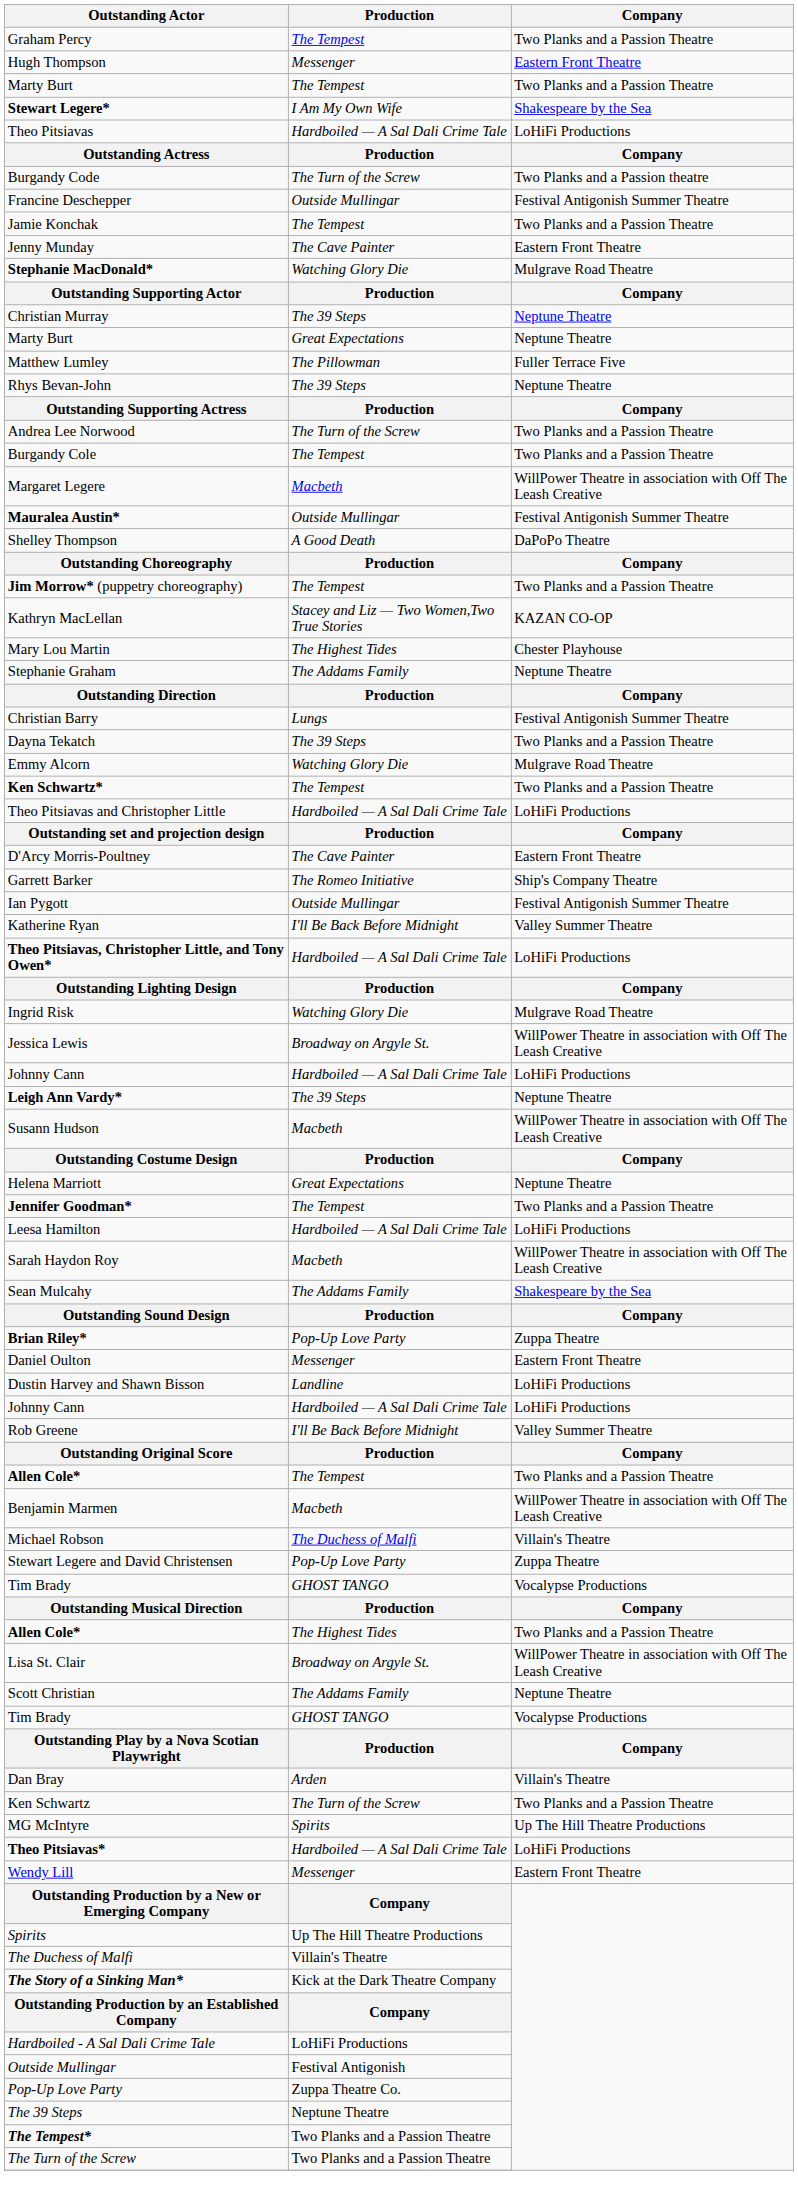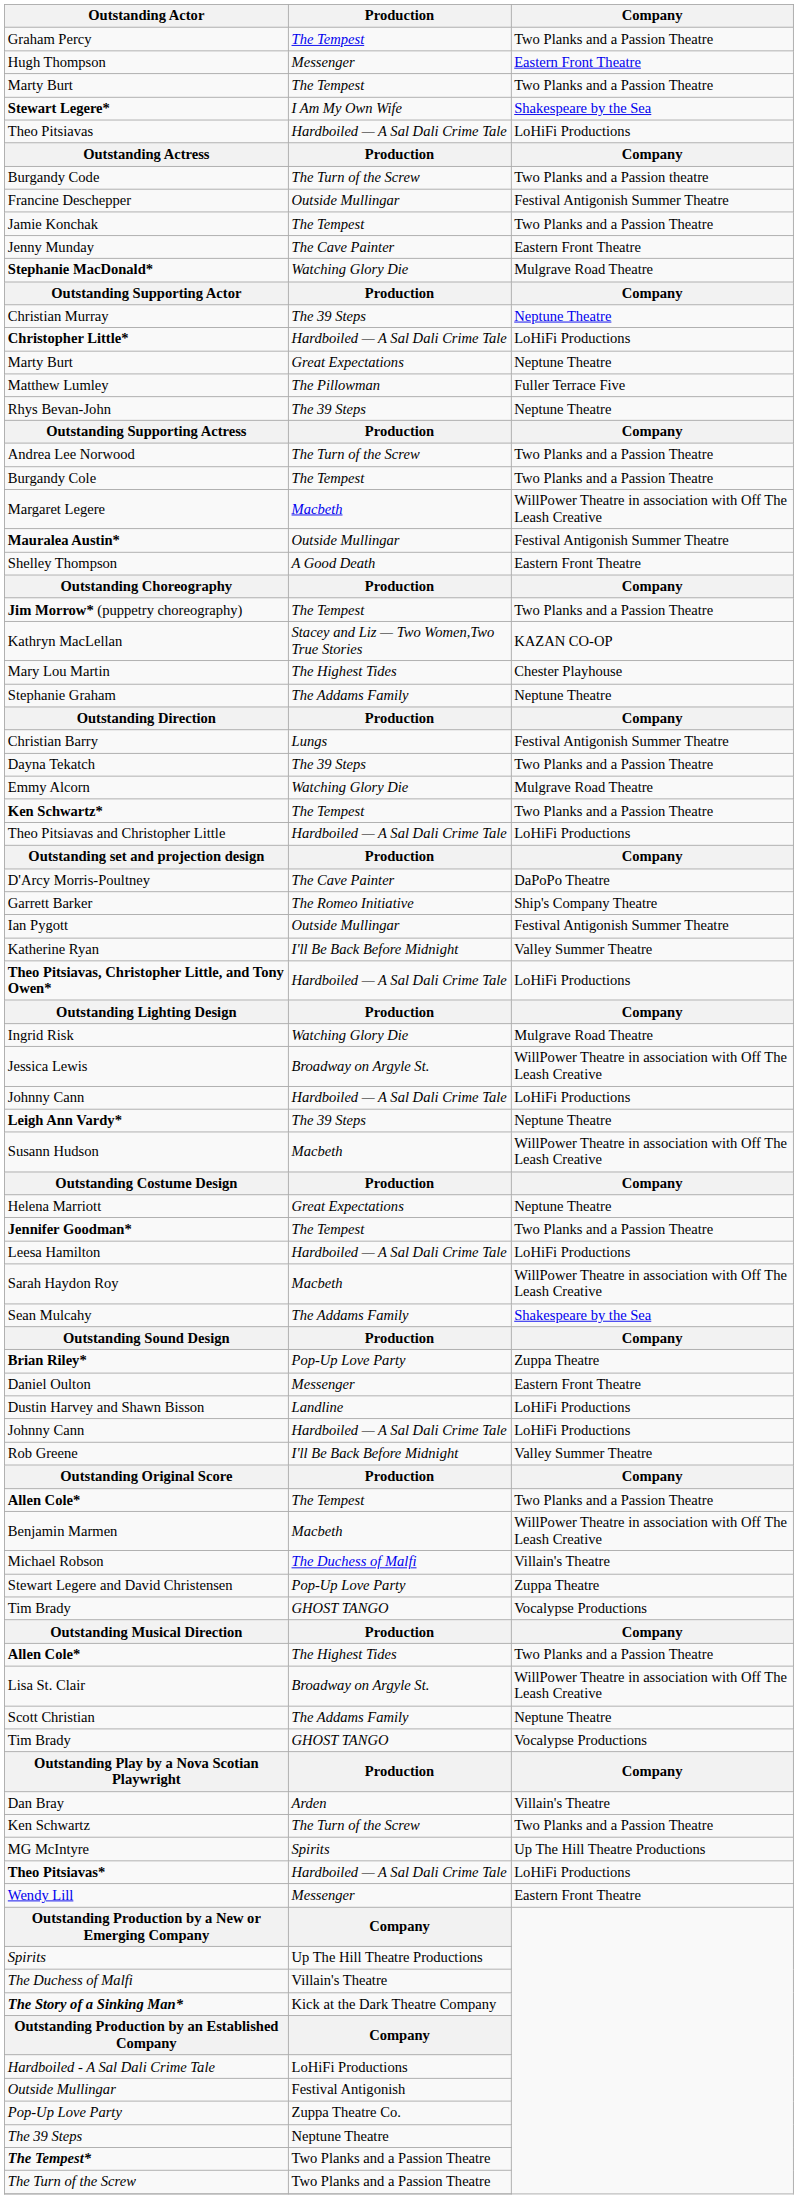+ row: (68, 339)
(562, 540) DaPoPo Theatre -> (578, 563) Eastern Front Theatre
(578, 856) Eastern Front Theatre -> (562, 880) DaPoPo Theatre
